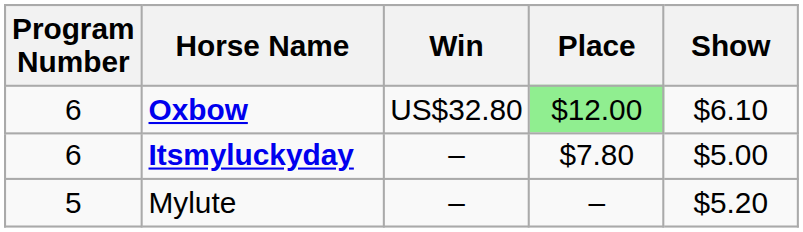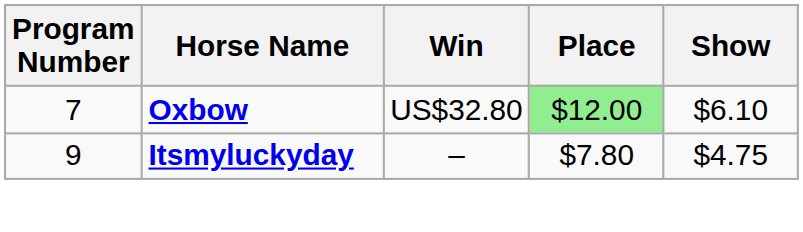(73, 109) 6 -> (73, 109) 7
(73, 156) 6 -> (73, 156) 9
(731, 156) $5.00 -> (731, 156) $4.75
- row: (192, 203)
